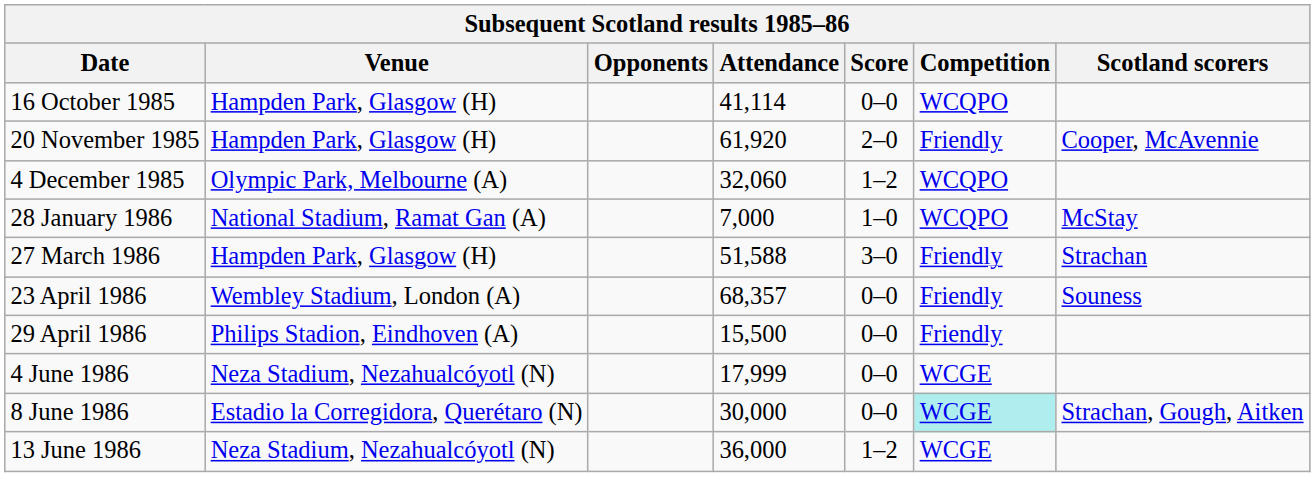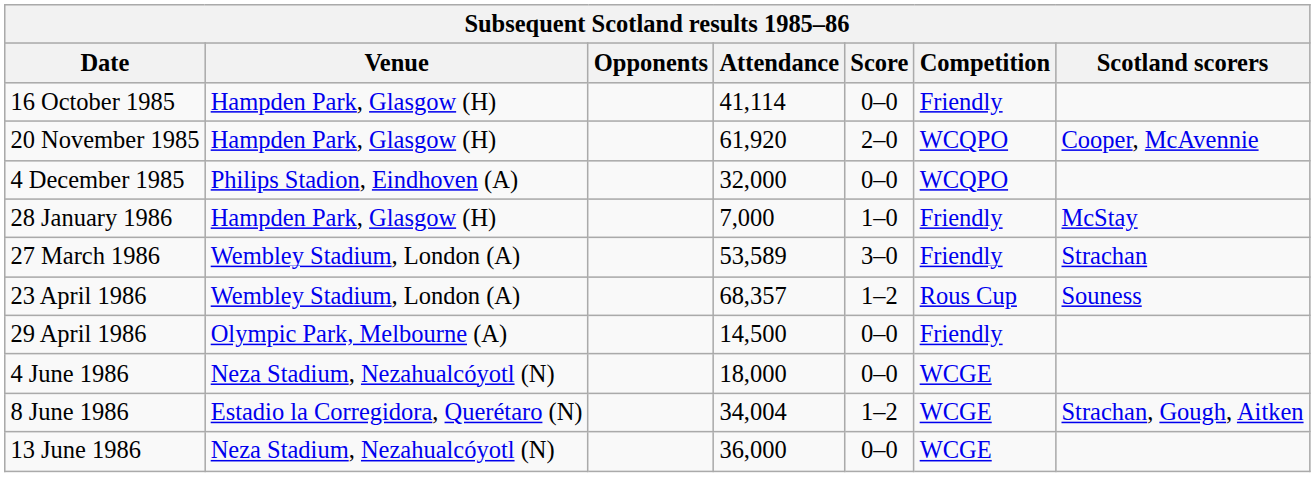(964, 101) WCQPO -> (961, 101) Friendly
(961, 140) Friendly -> (964, 140) WCQPO
(359, 179) Olympic Park, Melbourne (A) -> (364, 179) Philips Stadion, Eindhoven (A)
(753, 179) 32,060 -> (753, 179) 32,000
(879, 179) 1–2 -> (879, 179) 0–0
(378, 218) National Stadium, Ramat Gan (A) -> (353, 218) Hampden Park, Glasgow (H)
(964, 218) WCQPO -> (961, 218) Friendly
(353, 256) Hampden Park, Glasgow (H) -> (365, 256) Wembley Stadium, London (A)
(753, 256) 51,588 -> (753, 256) 53,589
(879, 295) 0–0 -> (879, 295) 1–2
(961, 295) Friendly -> (968, 295) Rous Cup
(364, 334) Philips Stadion, Eindhoven (A) -> (359, 334) Olympic Park, Melbourne (A)
(753, 334) 15,500 -> (753, 334) 14,500
(753, 373) 17,999 -> (753, 373) 18,000
(753, 412) 30,000 -> (753, 412) 34,004
(879, 412) 0–0 -> (879, 412) 1–2
(956, 412) paleturquoise background -> (956, 412) no background
(879, 450) 1–2 -> (879, 450) 0–0
